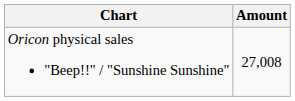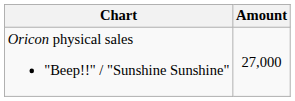(262, 61) 27,008 -> (262, 61) 27,000
